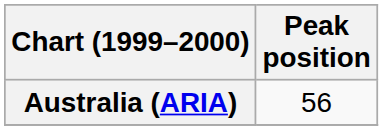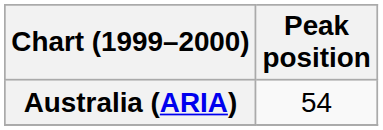(317, 102) 56 -> (317, 102) 54
